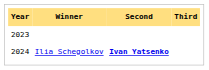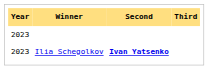(20, 52) 2024 -> (20, 52) 2023
